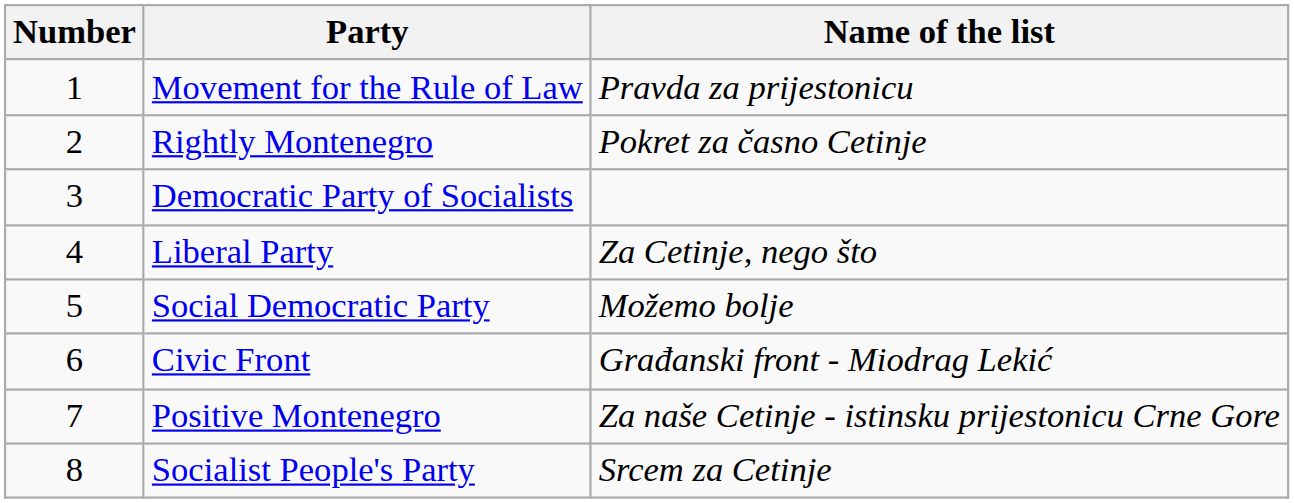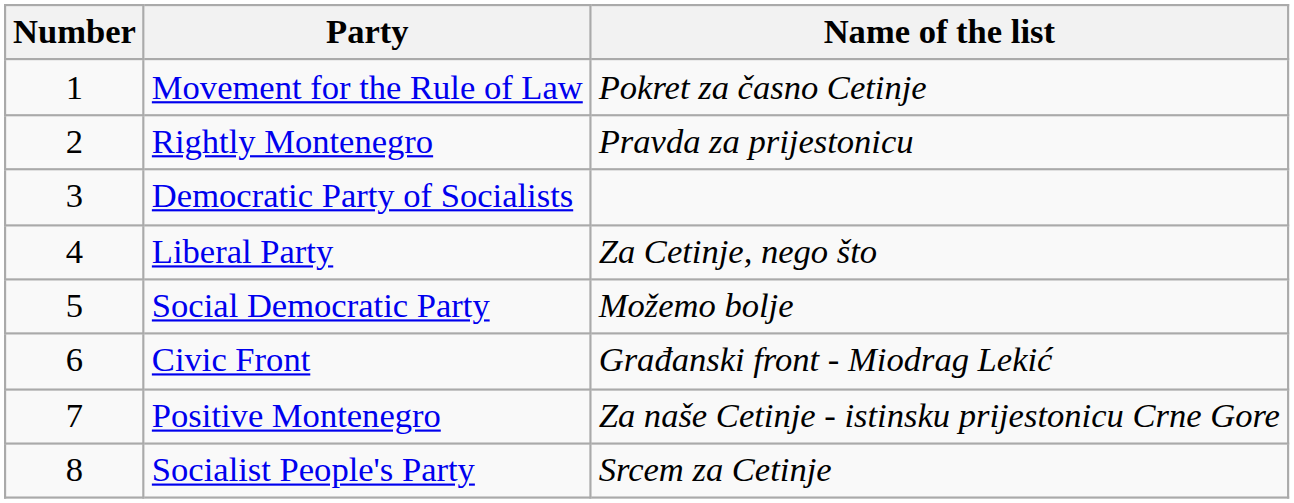(756, 86) Pravda za prijestonicu -> (763, 86) Pokret za časno Cetinje
(763, 141) Pokret za časno Cetinje -> (756, 141) Pravda za prijestonicu
